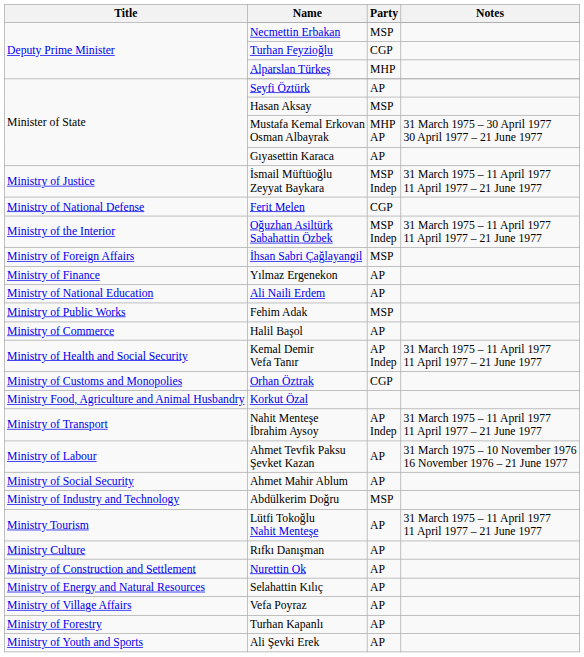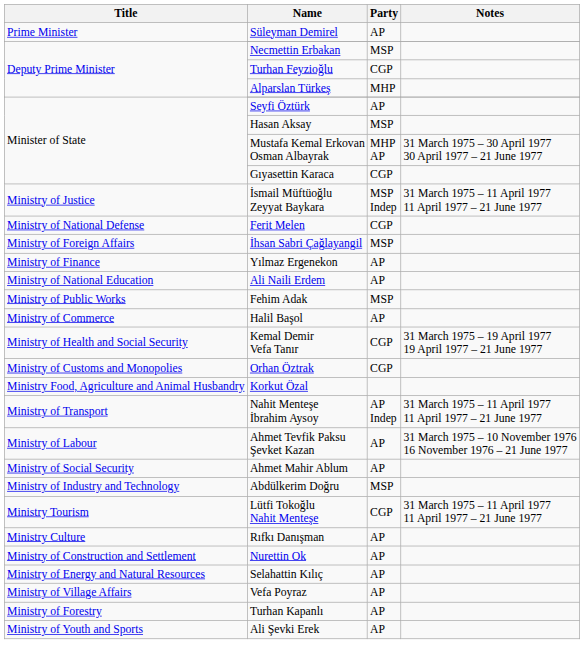+ row: (42, 32)
(378, 156) AP -> (381, 175) CGP
- row: (61, 231)
(383, 356) AP Indep -> (381, 342) CGP
(477, 356) 31 March 1975 – 11 April 1977 11 April 1977 – 21 June 1977 -> (477, 342) 31 March 1975 – 19 April 1977 19 April 1977 – 21 June 1977
(378, 525) AP -> (381, 512) CGP
